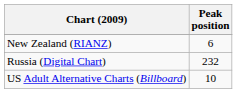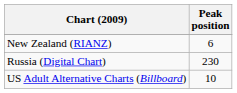(210, 61) 232 -> (210, 61) 230
